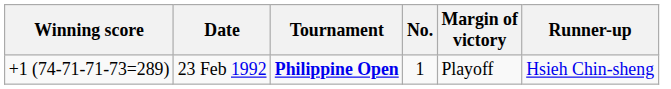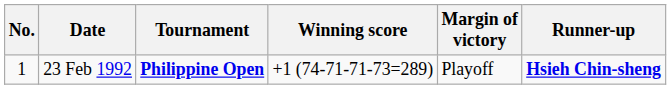columns swapped: (420, 29) <-> (89, 29)
(590, 69) normal -> (594, 69) bold
